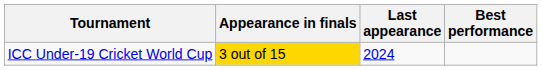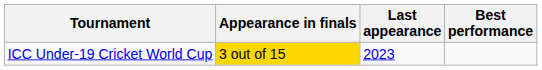(379, 53) 2024 -> (379, 53) 2023
